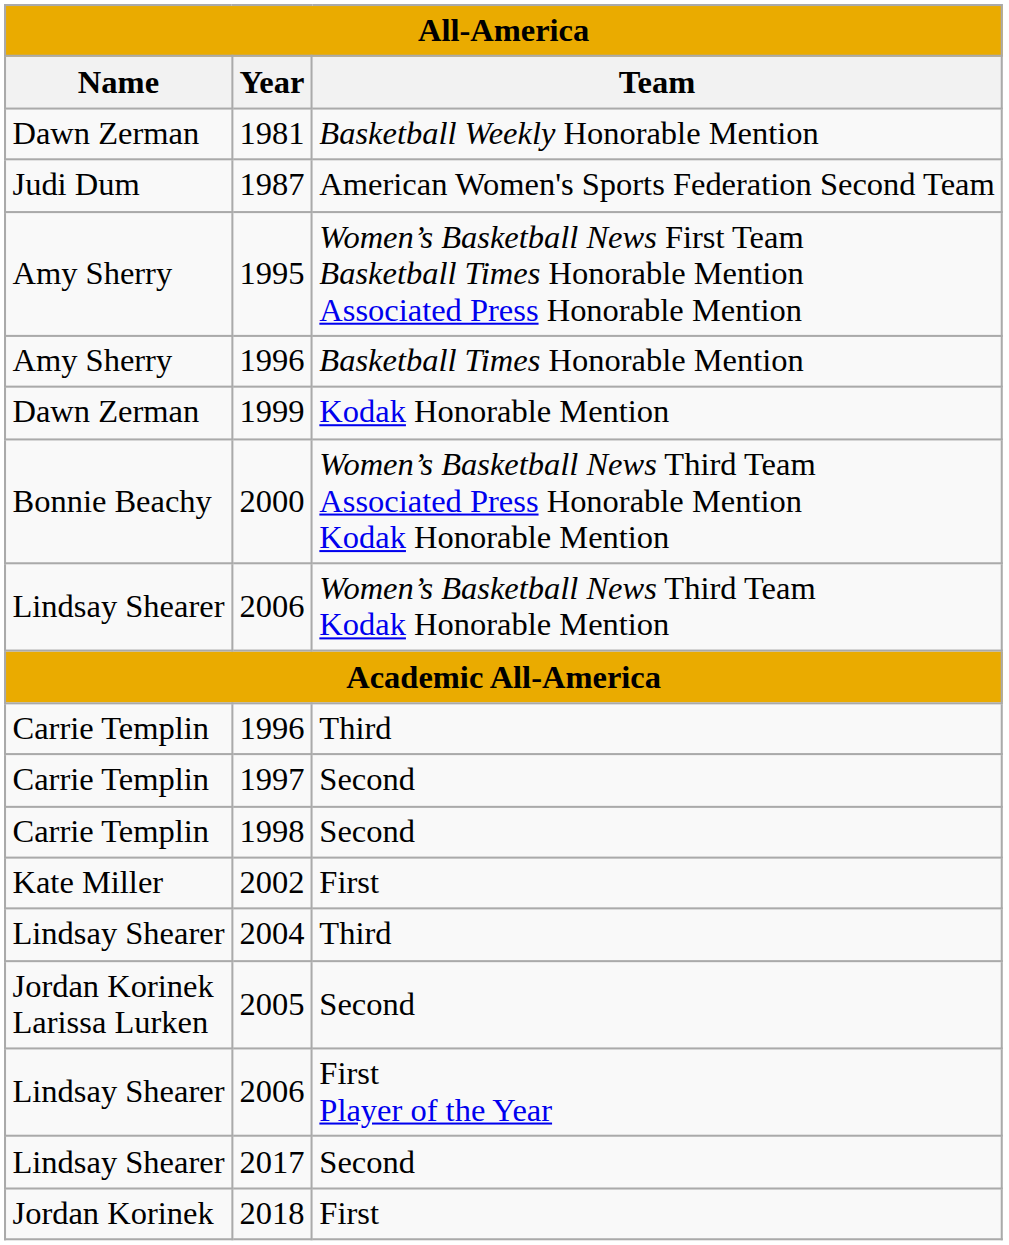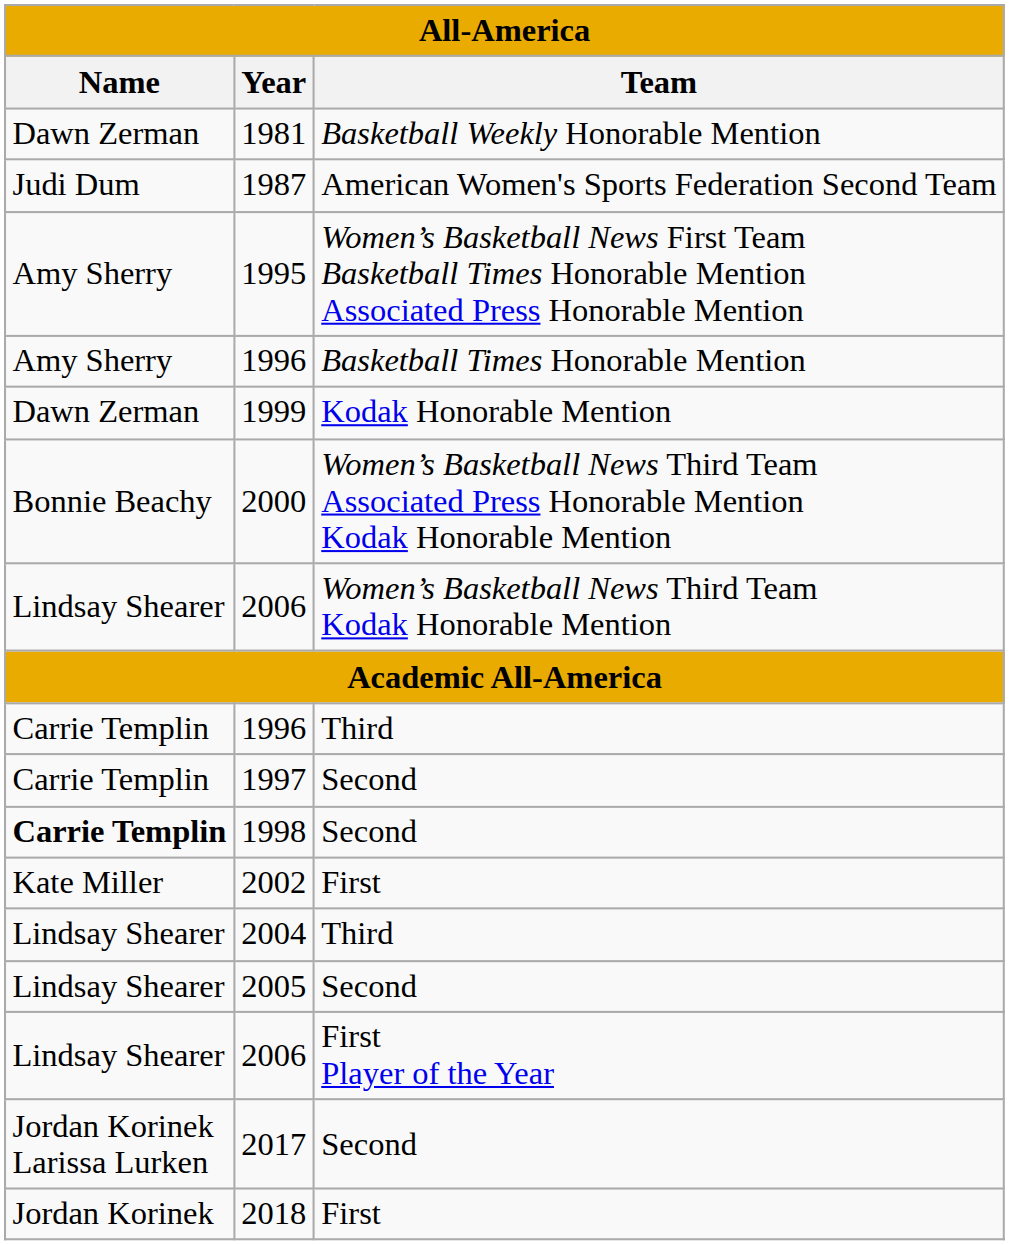(111, 831) normal -> (119, 831) bold
(113, 1003) Jordan Korinek Larissa Lurken -> (118, 985) Lindsay Shearer
(118, 1161) Lindsay Shearer -> (113, 1143) Jordan Korinek Larissa Lurken
